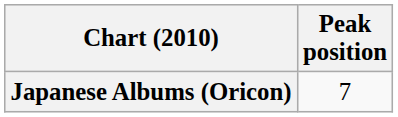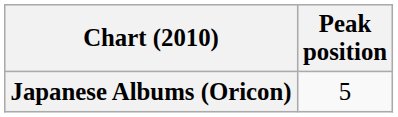(345, 91) 7 -> (345, 91) 5
